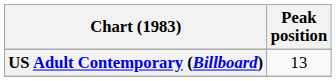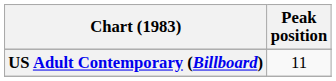(299, 62) 13 -> (299, 62) 11
